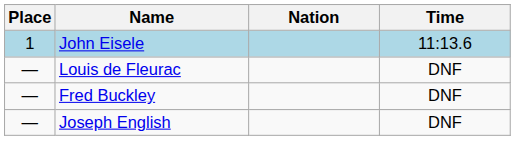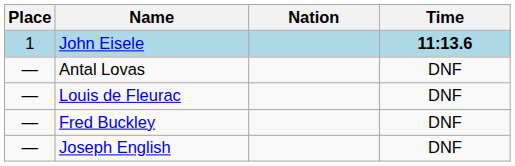(445, 43) normal -> (445, 43) bold
+ row: (102, 69)
